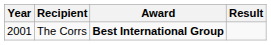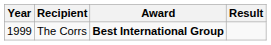(19, 31) 2001 -> (19, 31) 1999
